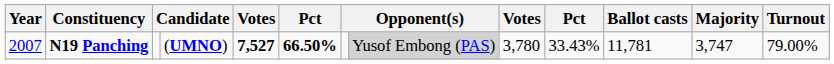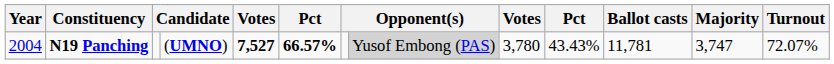(25, 45) 2007 -> (25, 45) 2004
(310, 45) 66.50% -> (310, 45) 66.57%
(574, 45) 33.43% -> (574, 45) 43.43%
(792, 45) 79.00% -> (792, 45) 72.07%
